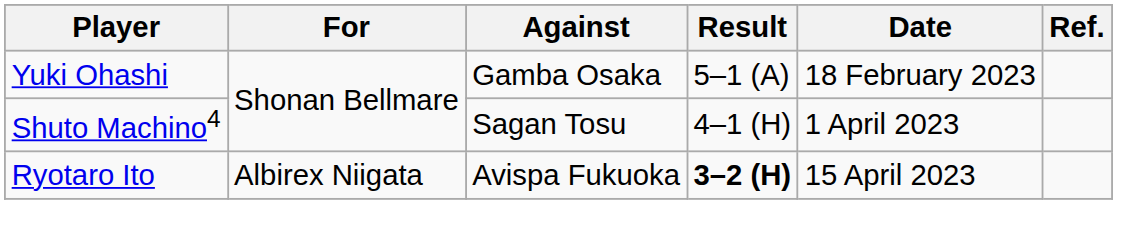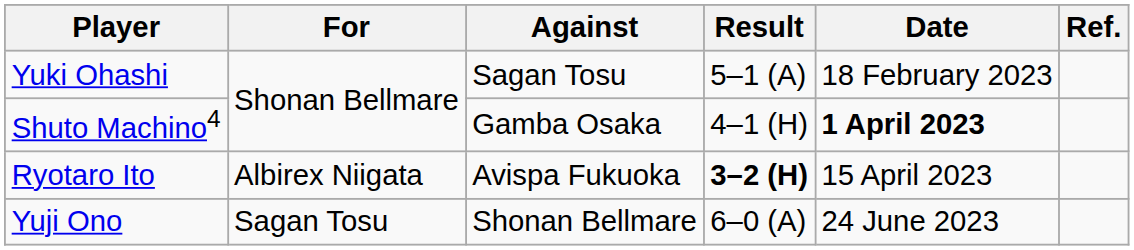(567, 74) Gamba Osaka -> (549, 74) Sagan Tosu
(549, 124) Sagan Tosu -> (567, 124) Gamba Osaka
(882, 124) normal -> (903, 124) bold
+ row: (67, 221)
